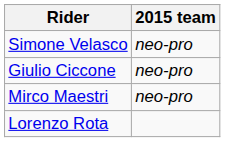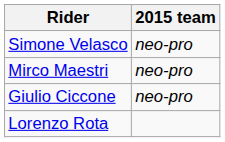rows swapped: (58, 96) <-> (62, 70)
